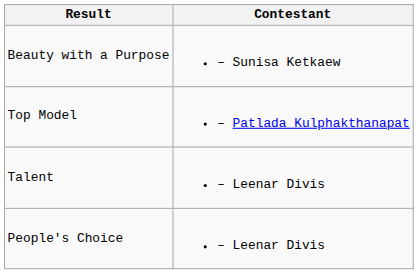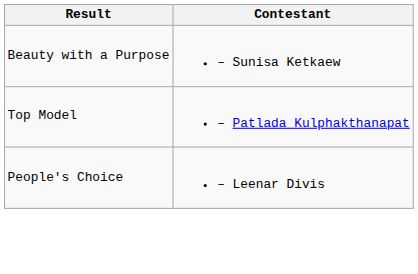- row: (31, 178)
